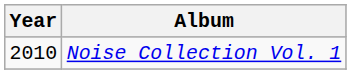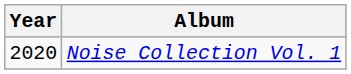(33, 53) 2010 -> (33, 53) 2020
